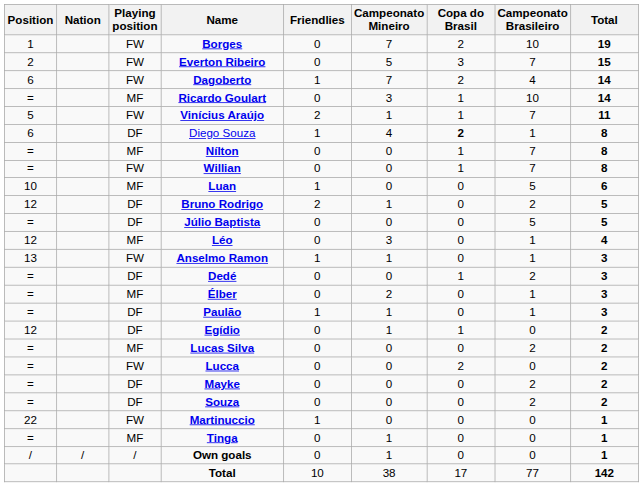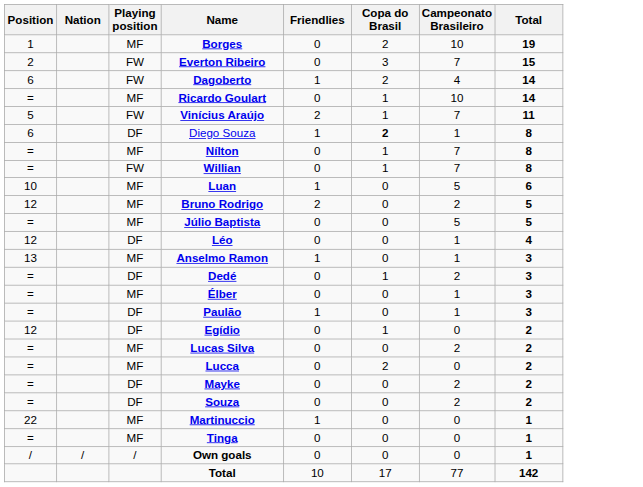- column: (389, 19)
(135, 44) FW -> (135, 44) MF
(135, 205) DF -> (135, 205) MF
(135, 222) DF -> (135, 222) MF
(135, 240) MF -> (135, 240) DF
(135, 258) FW -> (135, 258) MF
(135, 366) FW -> (135, 366) MF
(135, 419) FW -> (135, 419) MF
